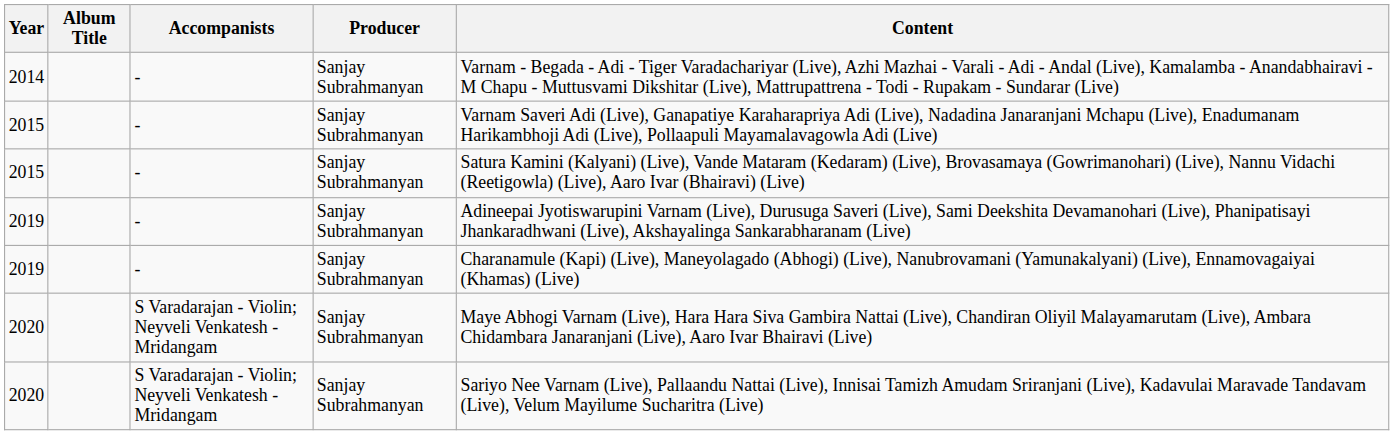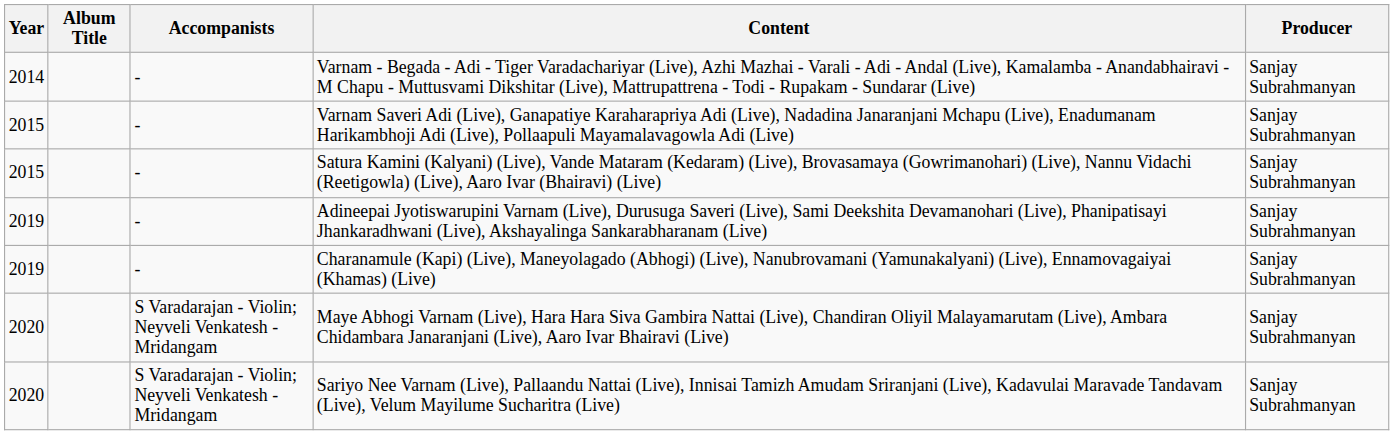columns swapped: (385, 28) <-> (923, 28)
